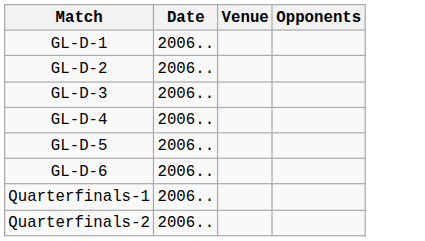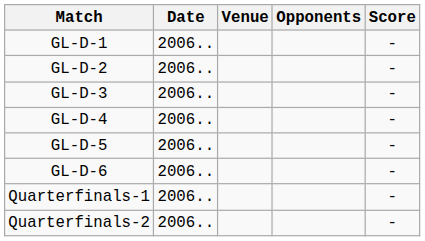+ column: (392, 17)
